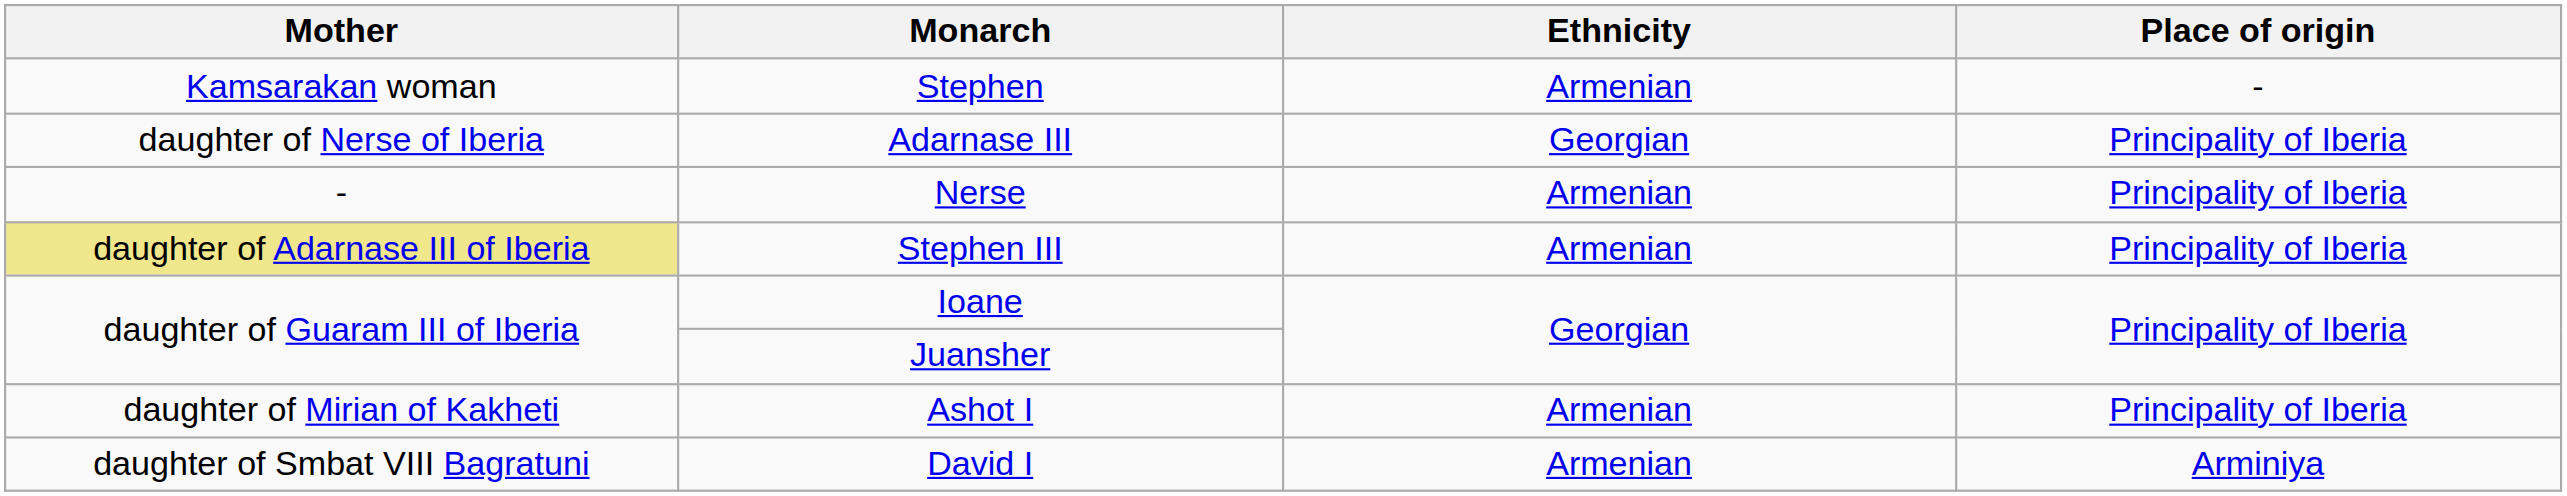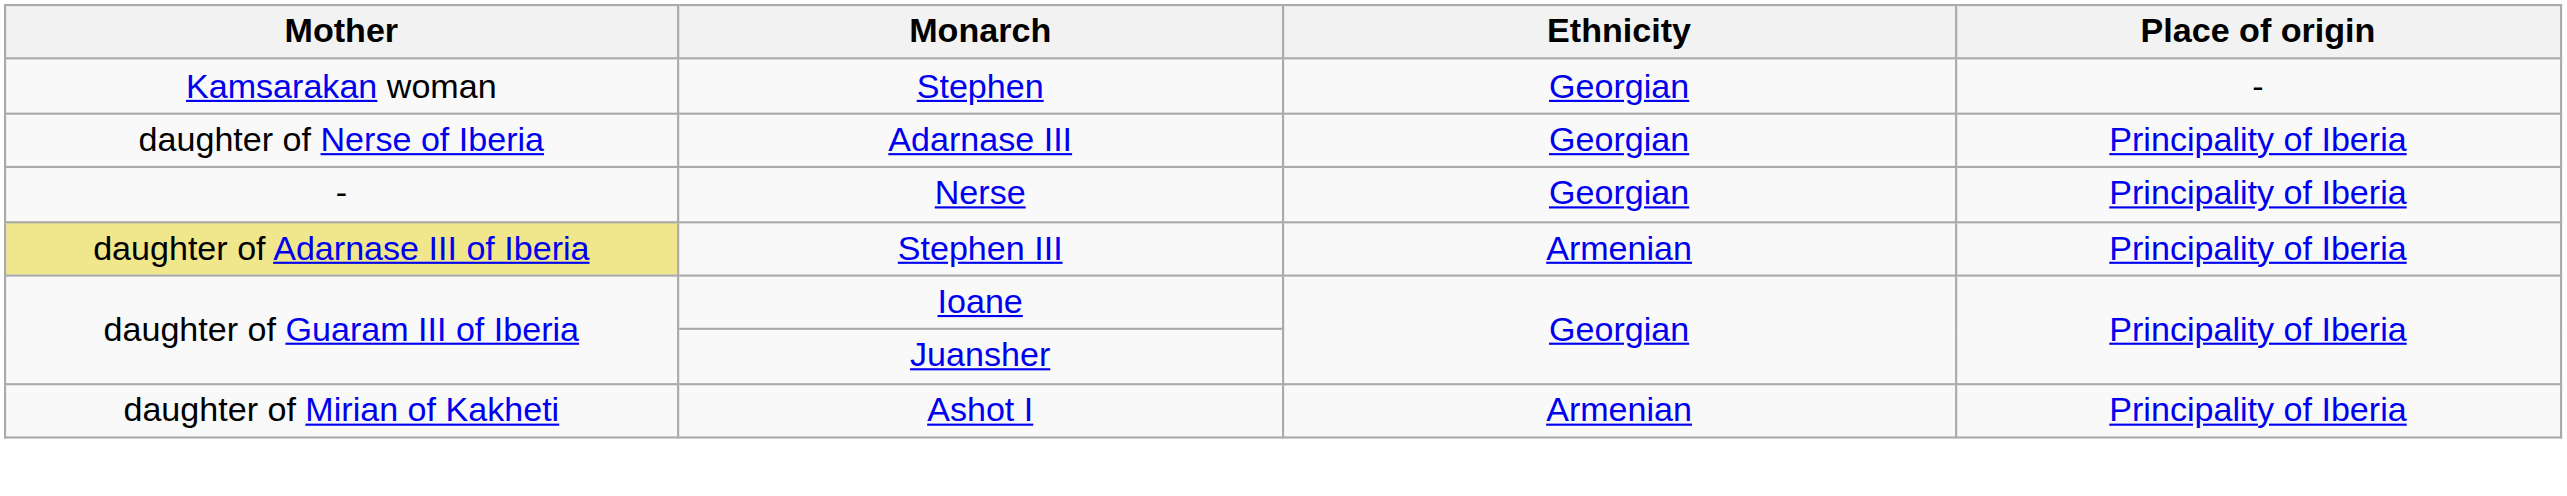(1619, 85) Armenian -> (1619, 85) Georgian
(1619, 193) Armenian -> (1619, 193) Georgian
- row: (980, 463)
